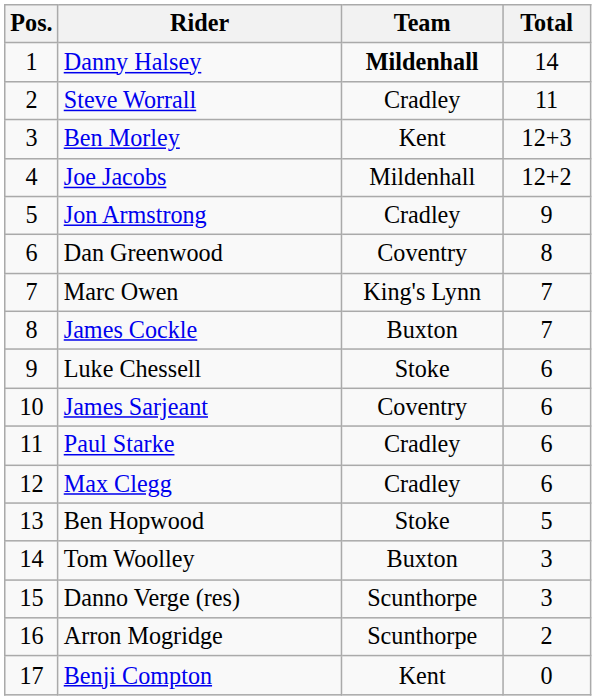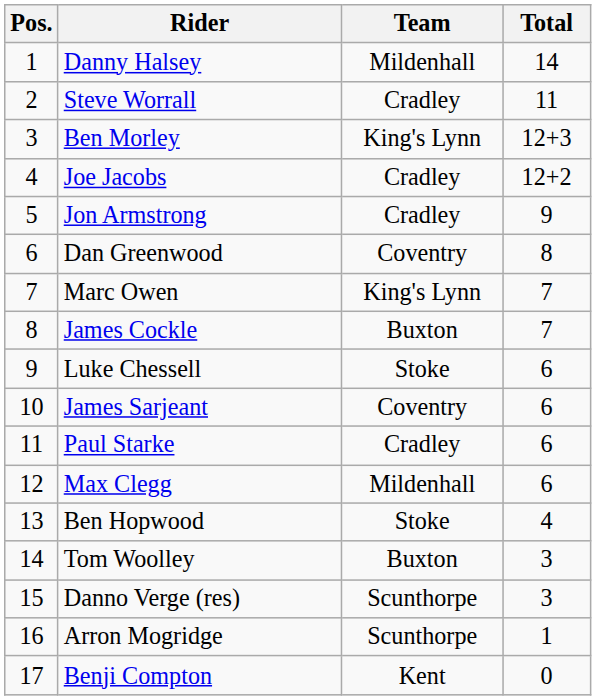(422, 61) bold -> (422, 61) normal
(422, 138) Kent -> (422, 138) King's Lynn
(422, 176) Mildenhall -> (422, 176) Cradley
(422, 483) Cradley -> (422, 483) Mildenhall
(547, 521) 5 -> (547, 521) 4
(547, 636) 2 -> (547, 636) 1
